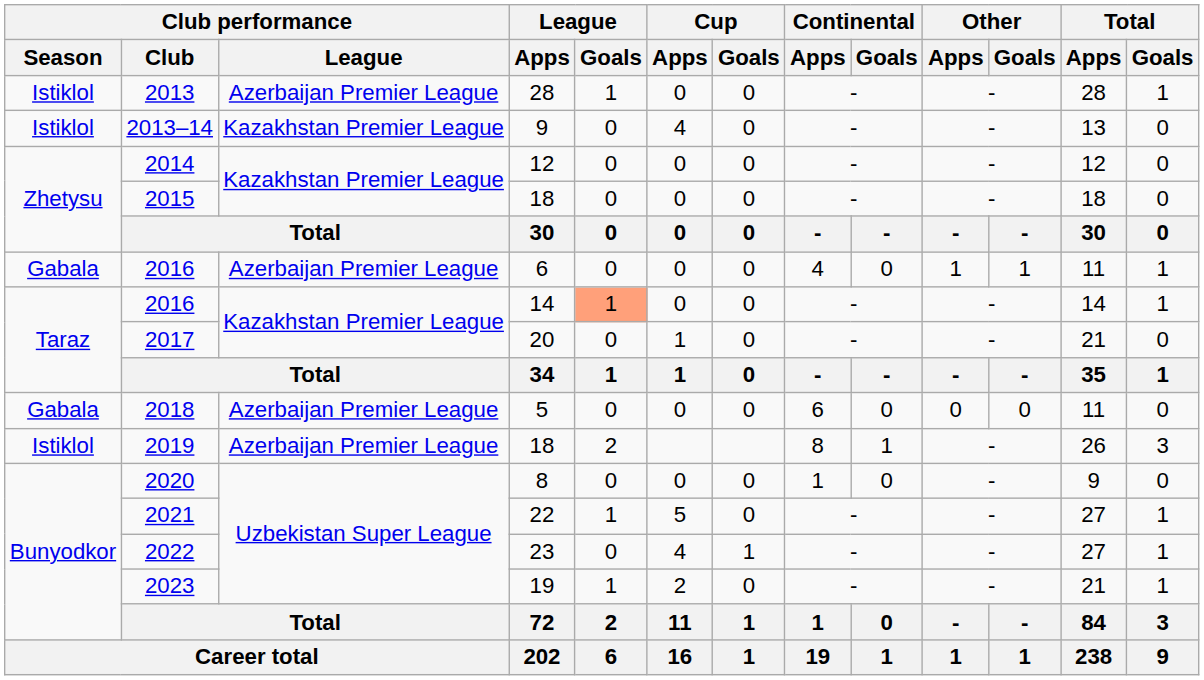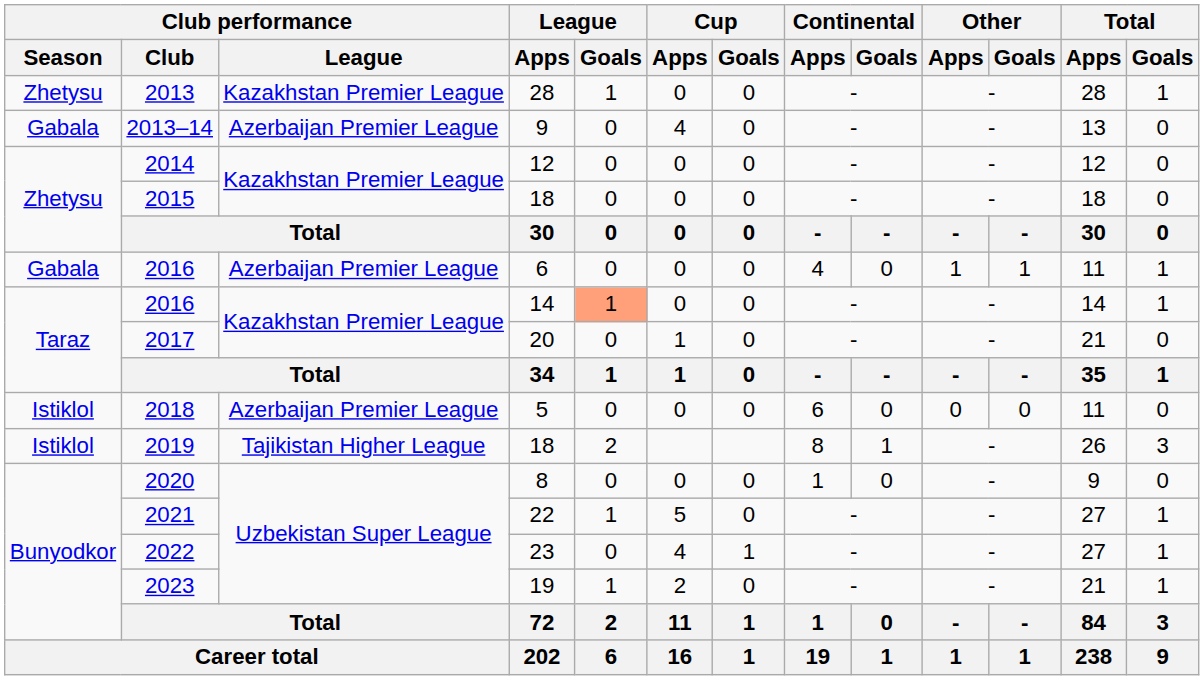(63, 92) Istiklol -> (63, 92) Zhetysu
(364, 92) Azerbaijan Premier League -> (364, 92) Kazakhstan Premier League
(63, 127) Istiklol -> (63, 127) Gabala
(364, 127) Kazakhstan Premier League -> (364, 127) Azerbaijan Premier League
(63, 410) Gabala -> (63, 410) Istiklol
(364, 445) Azerbaijan Premier League -> (364, 445) Tajikistan Higher League
